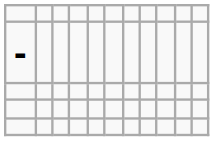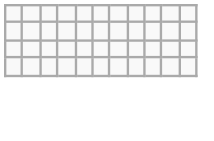- row: (20, 51)
